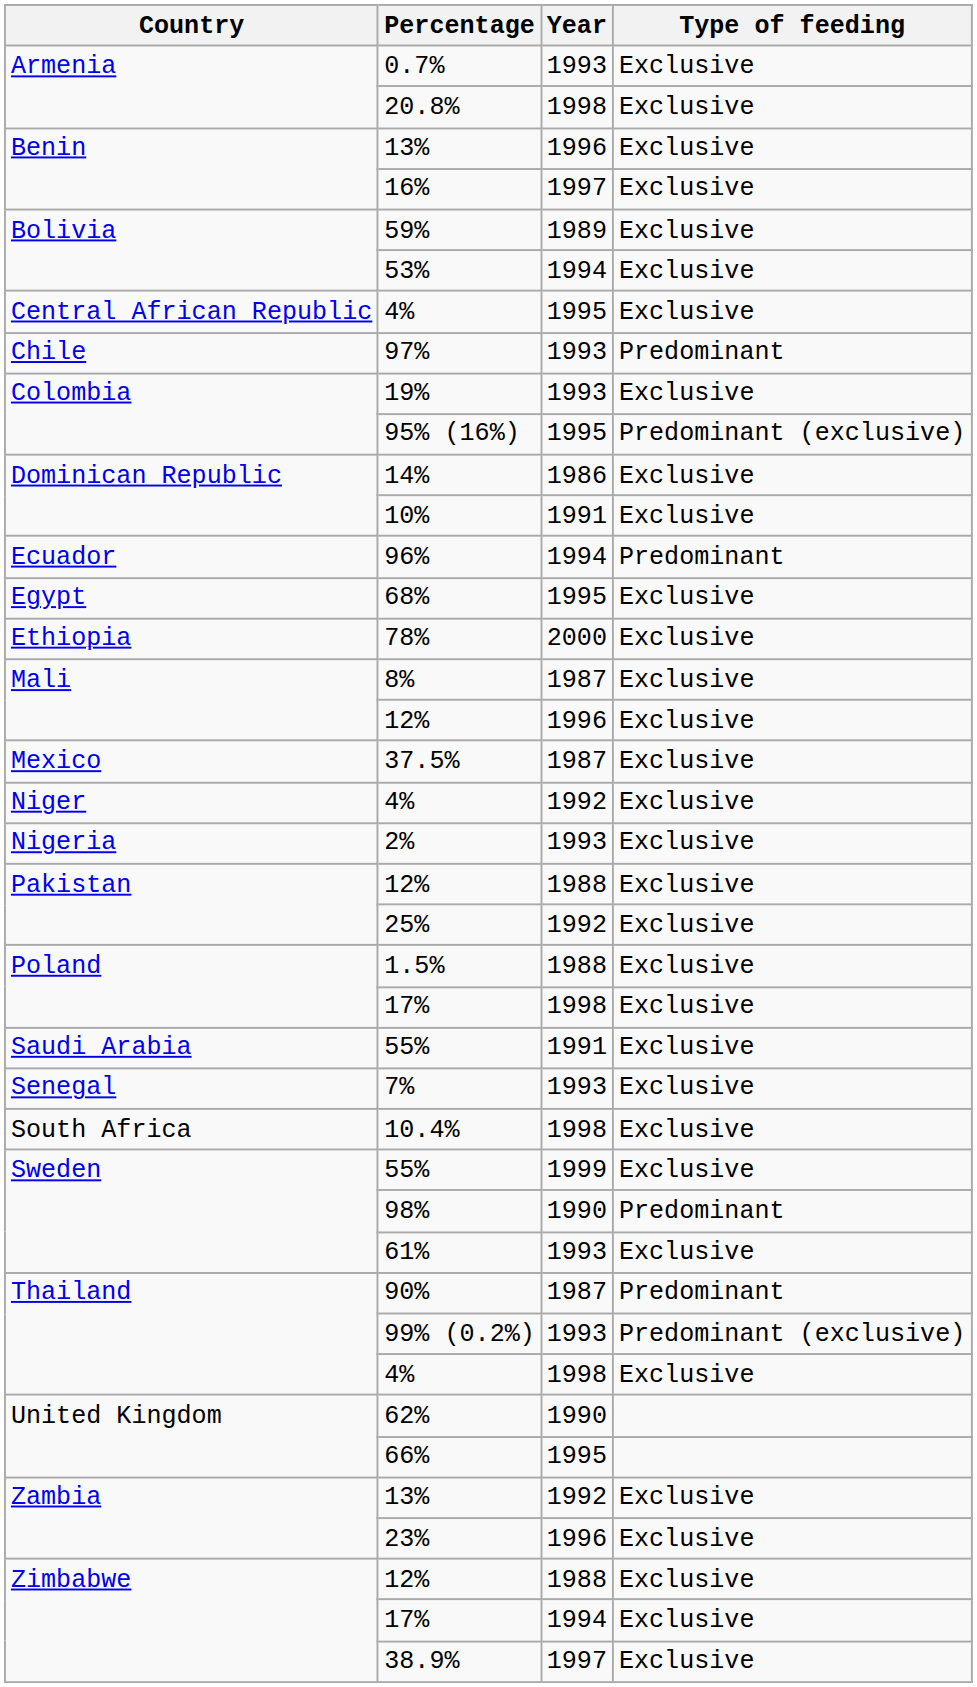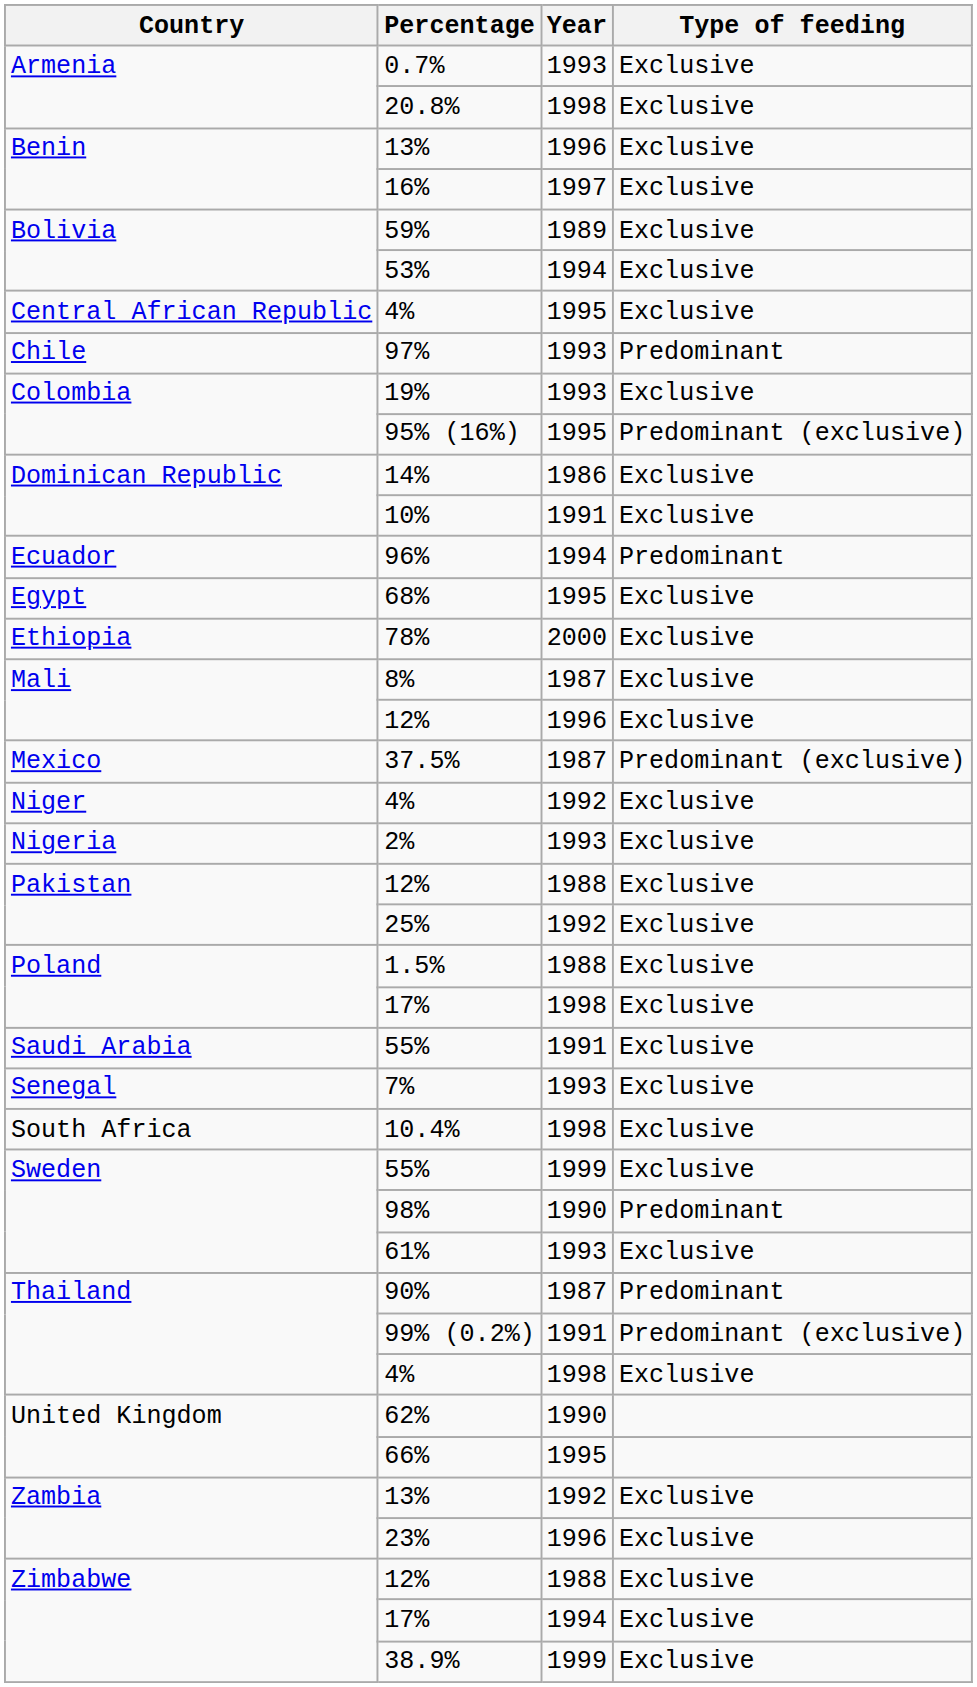(687, 761) Exclusive -> (792, 761) Predominant (exclusive)
(577, 1334) 1993 -> (577, 1334) 1991
(577, 1661) 1997 -> (577, 1661) 1999
